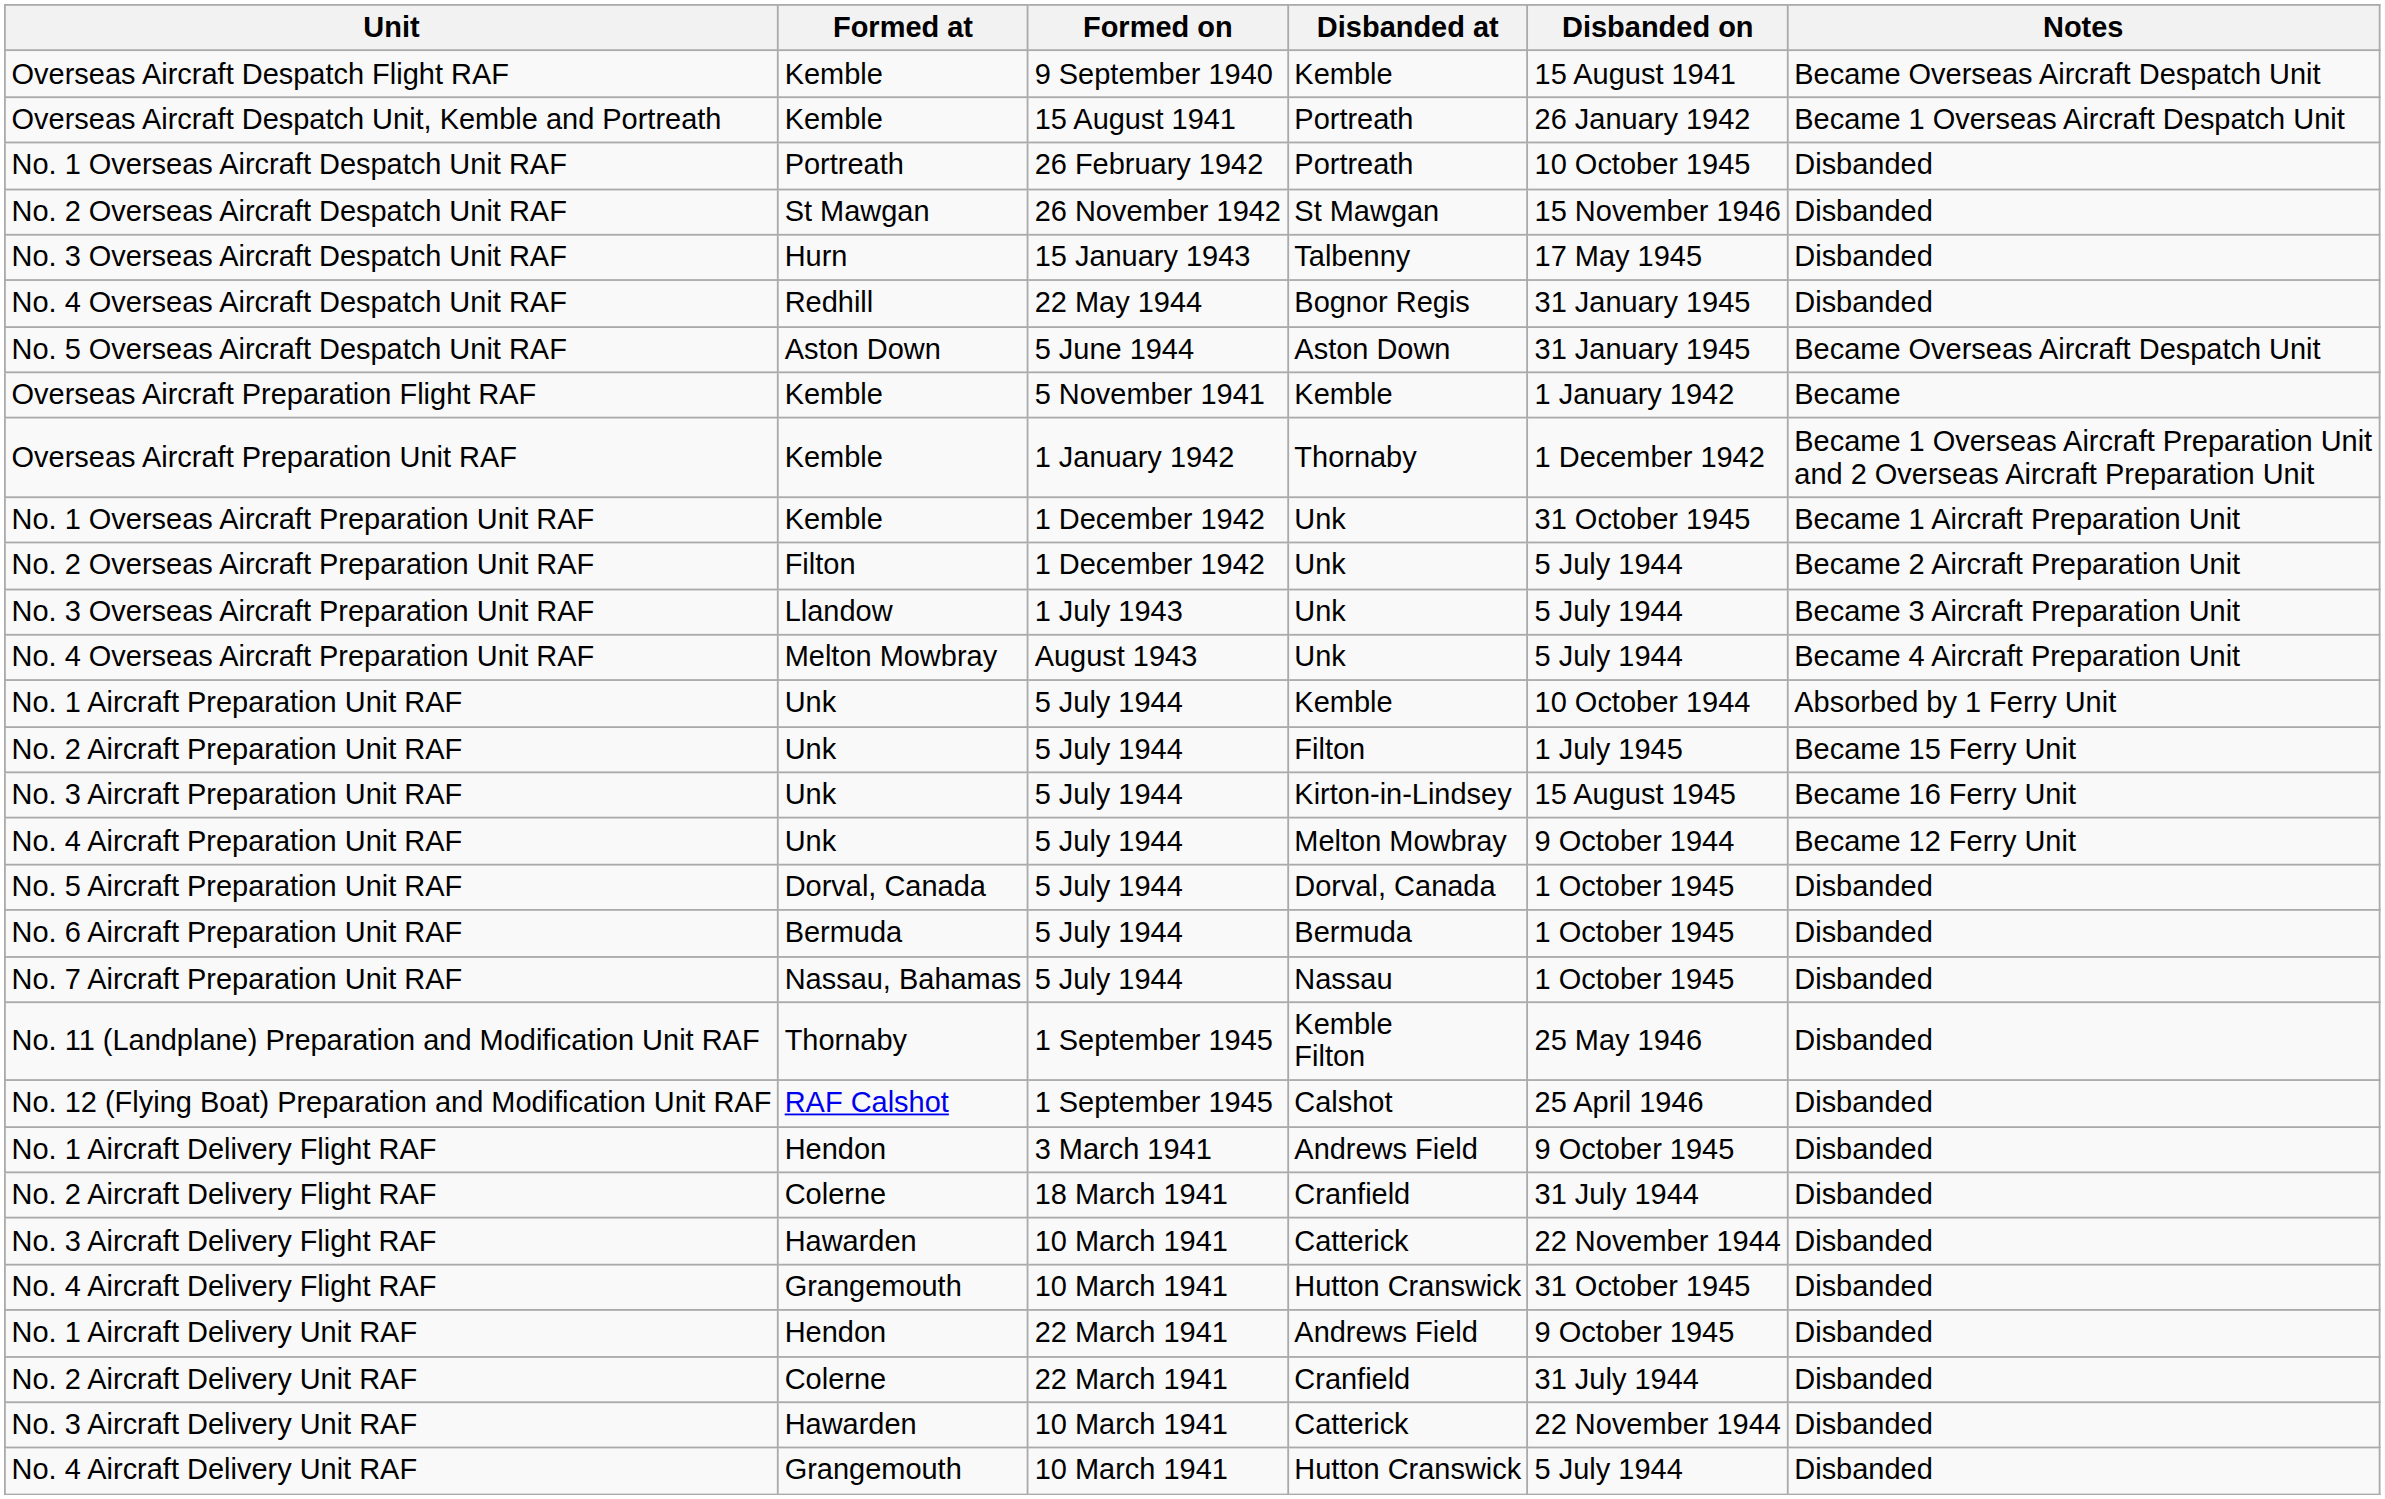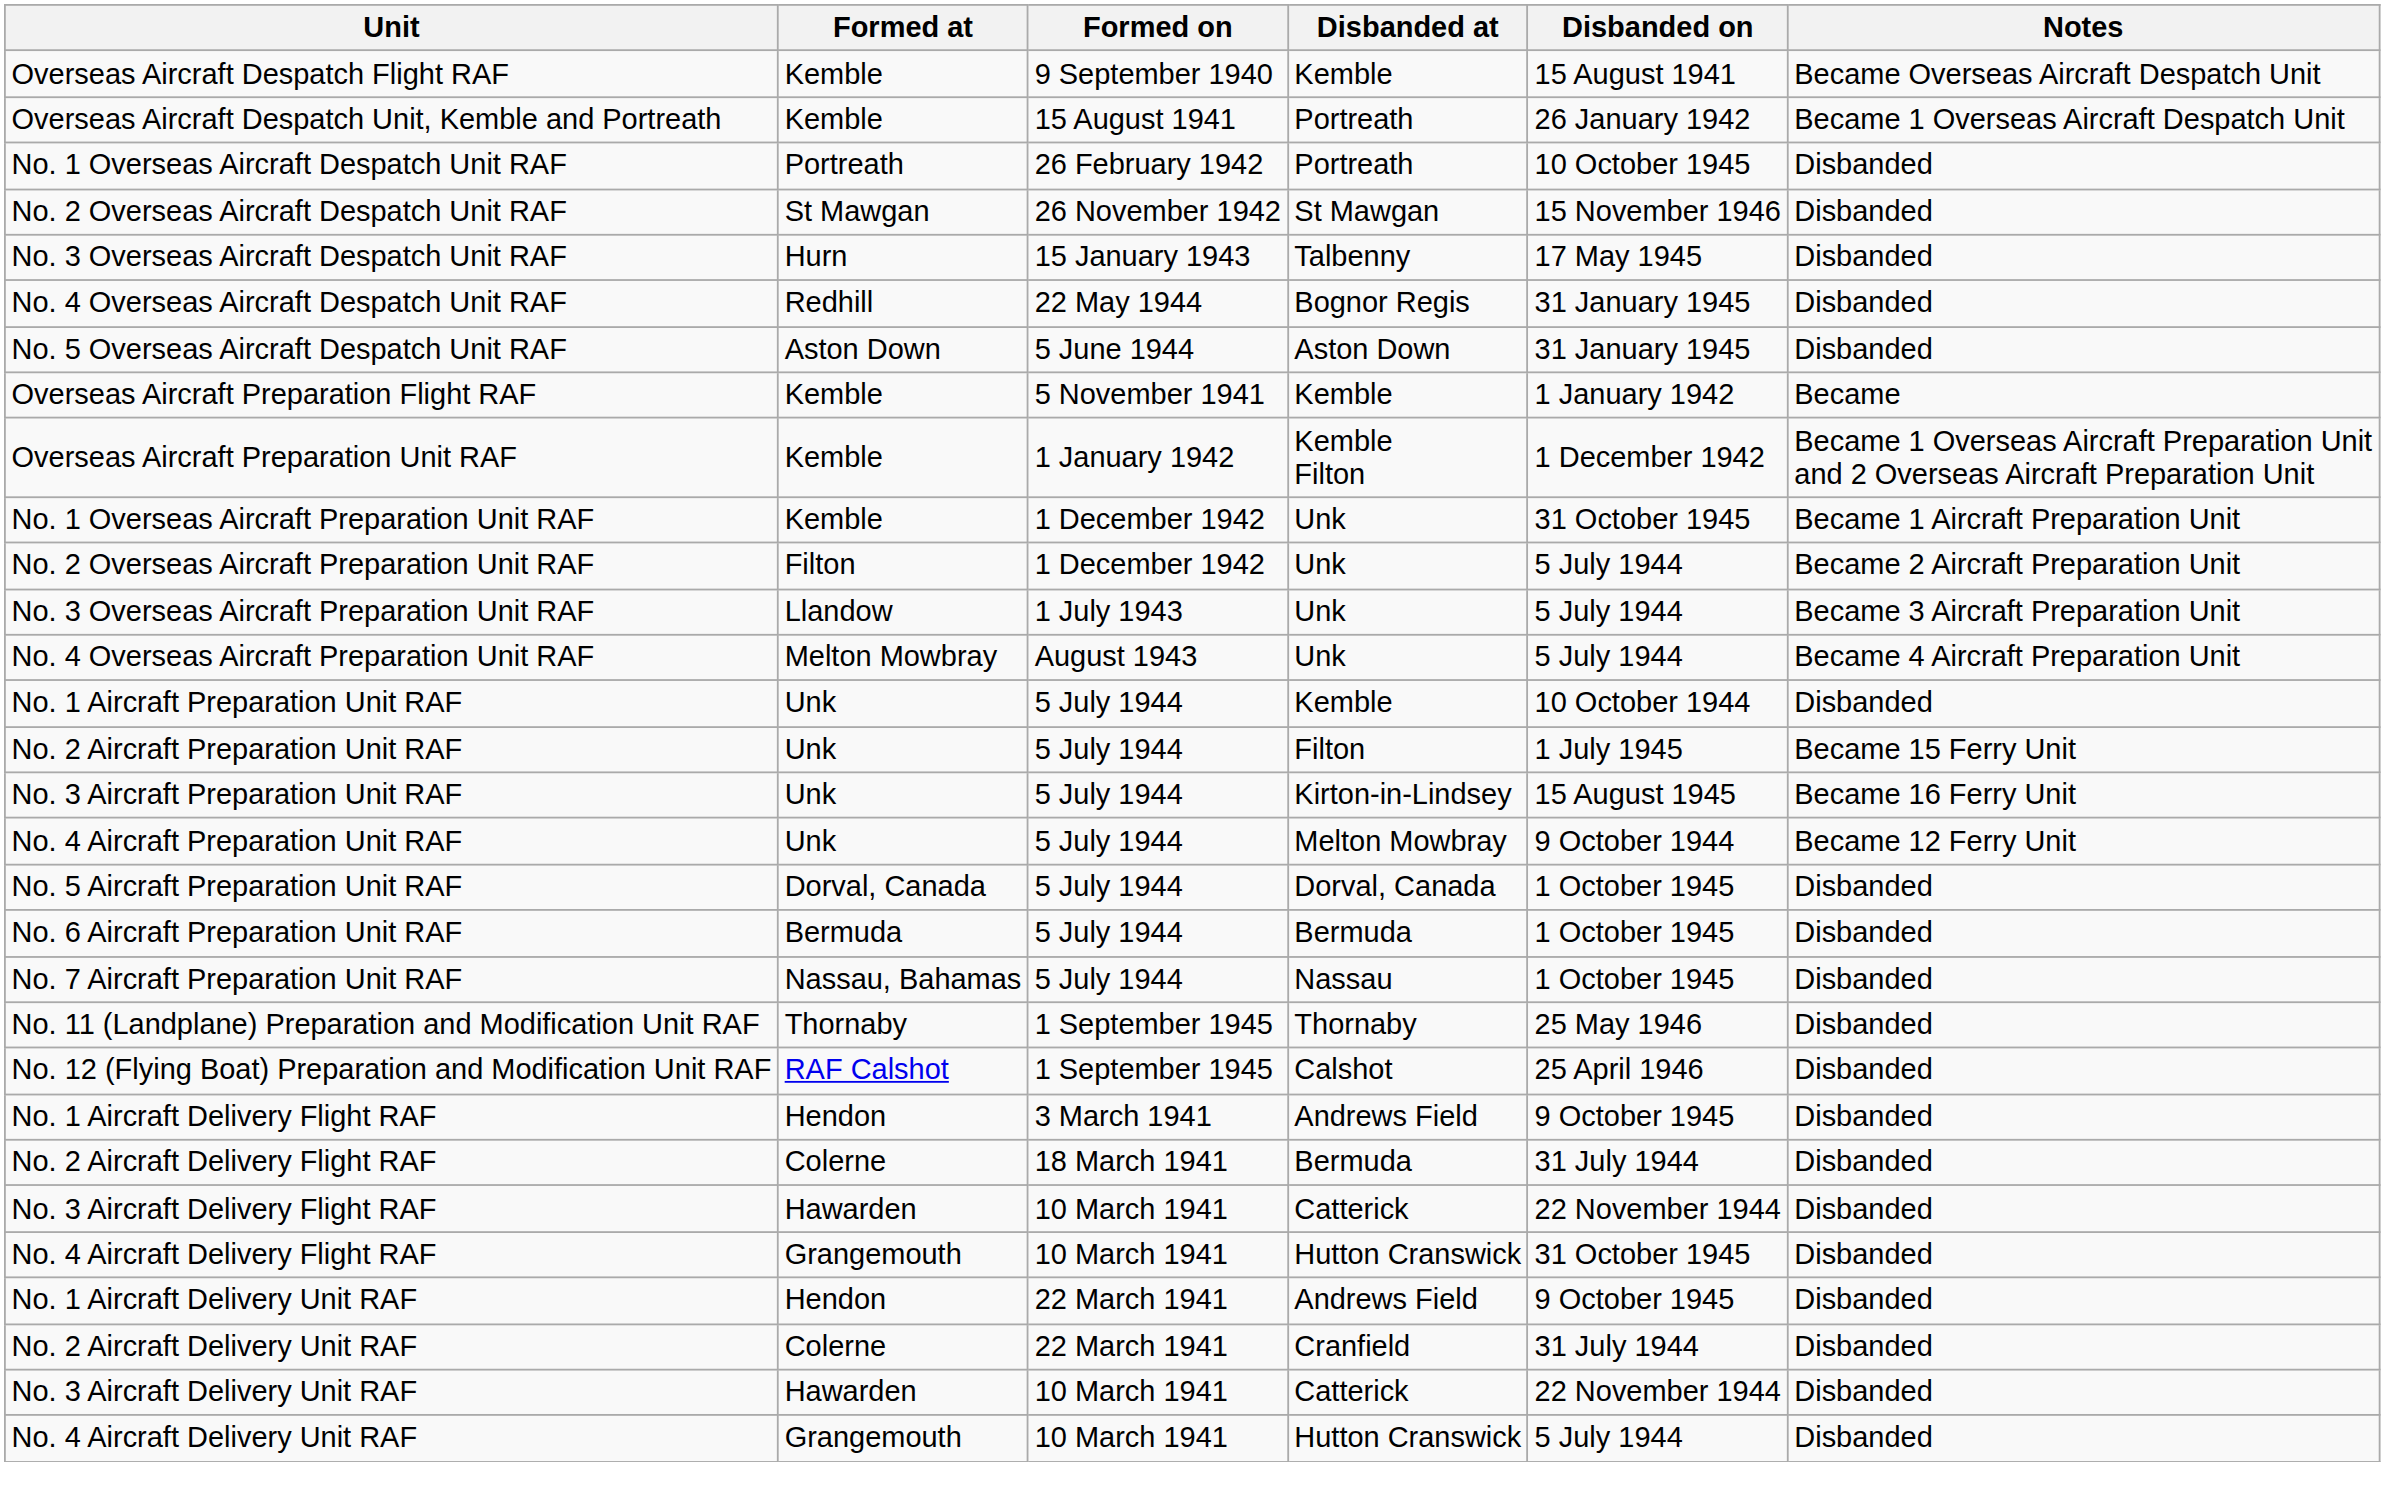(2057, 348) Became Overseas Aircraft Despatch Unit -> (1864, 348) Disbanded
(1356, 457) Thornaby -> (1343, 457) Kemble Filton
(1955, 703) Absorbed by 1 Ferry Unit -> (1864, 703) Disbanded
(1343, 1040) Kemble Filton -> (1356, 1024) Thornaby
(1352, 1194) Cranfield -> (1353, 1162) Bermuda
